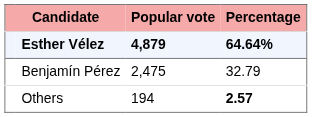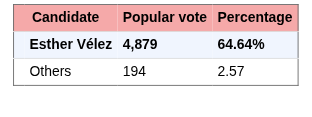- row: (71, 71)
(239, 98) bold -> (231, 71) normal
